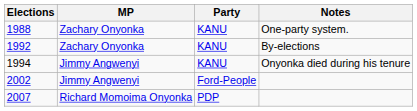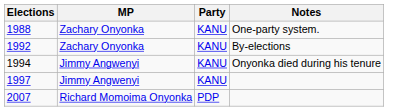+ row: (19, 81)
- row: (19, 81)
